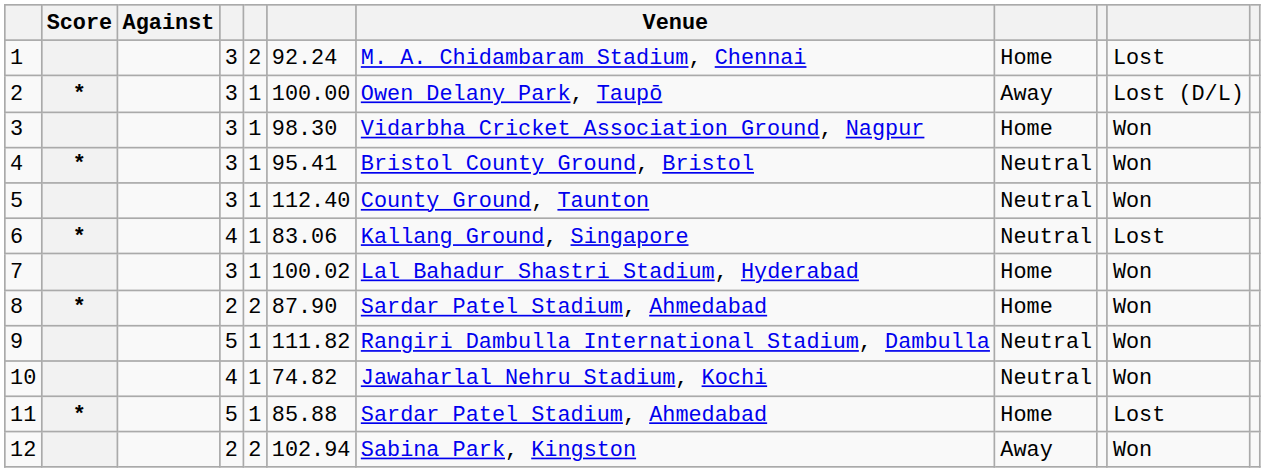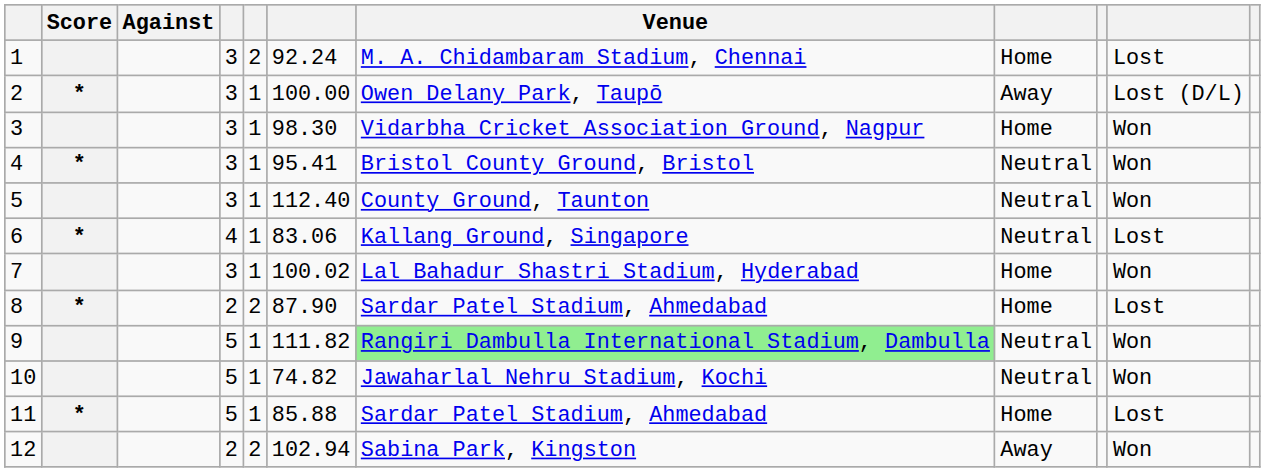(1133, 307) Won -> (1139, 307) Lost
(675, 343) no background -> (675, 343) lightgreen background
(231, 379) 4 -> (231, 379) 5
